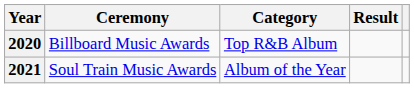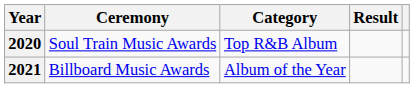(129, 43) Billboard Music Awards -> (133, 43) Soul Train Music Awards
(133, 69) Soul Train Music Awards -> (129, 69) Billboard Music Awards
